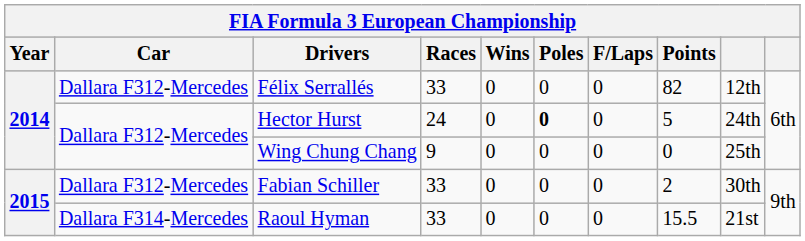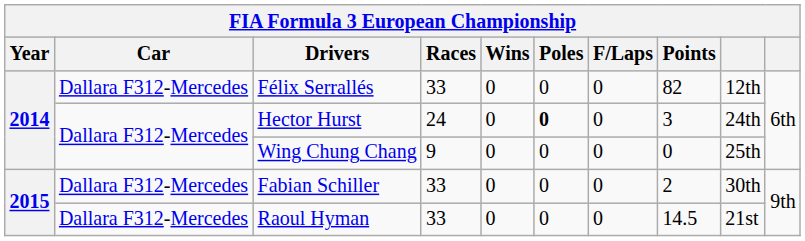(667, 119) 5 -> (667, 119) 3
(154, 218) Dallara F314-Mercedes -> (154, 218) Dallara F312-Mercedes
(680, 218) 15.5 -> (680, 218) 14.5
